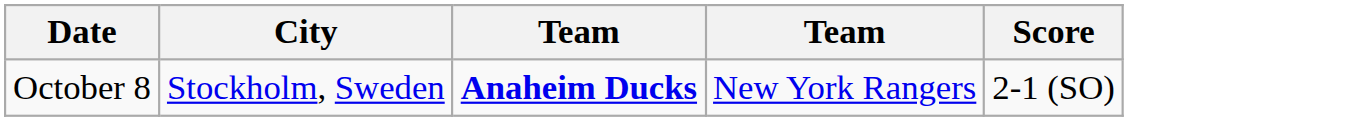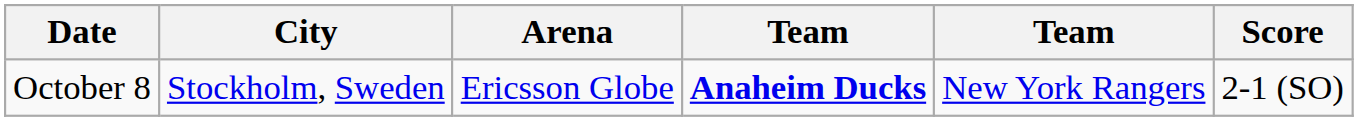+ column: (567, 32)
